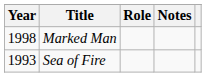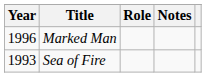(22, 38) 1998 -> (22, 38) 1996
